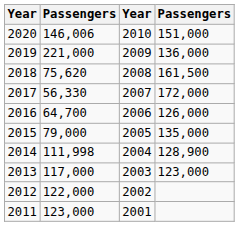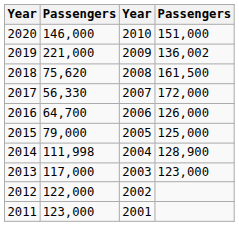(69, 34) 146,006 -> (69, 34) 146,000
(183, 54) 136,000 -> (183, 54) 136,002
(183, 133) 135,000 -> (183, 133) 125,000
